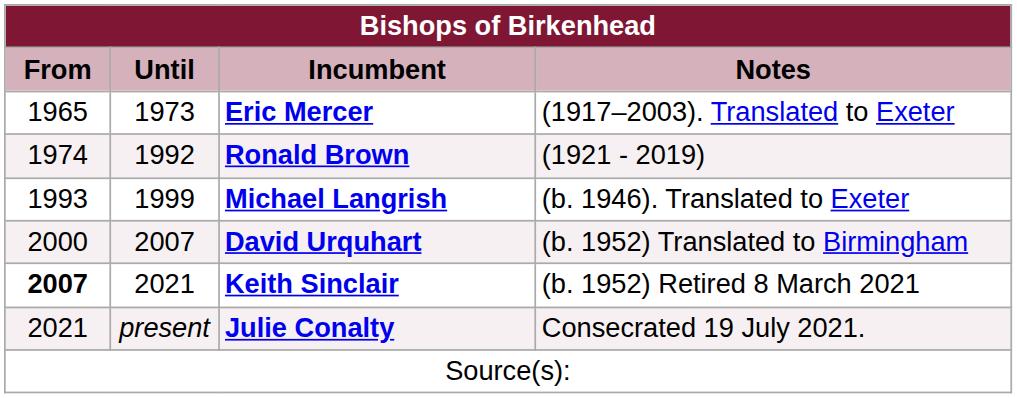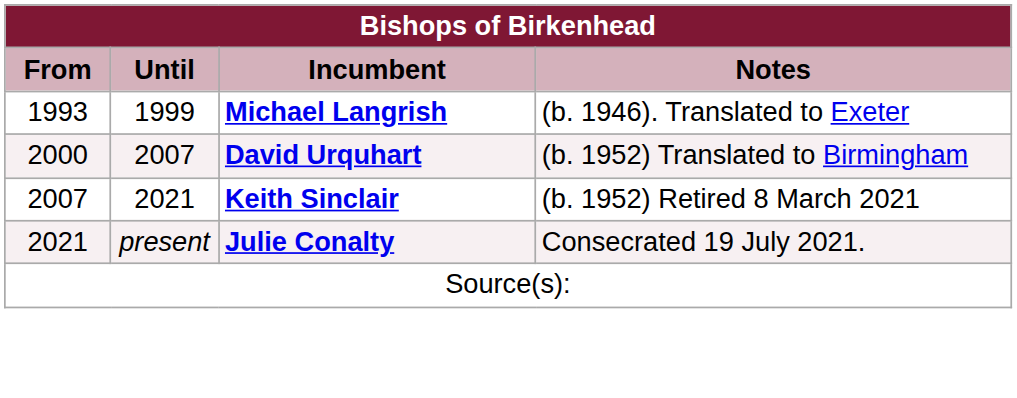- row: (299, 112)
- row: (317, 155)
(58, 284) bold -> (58, 198) normal
